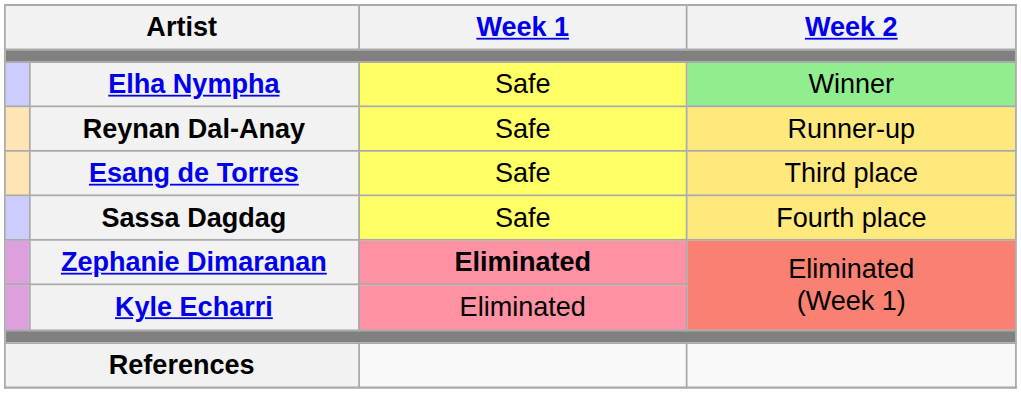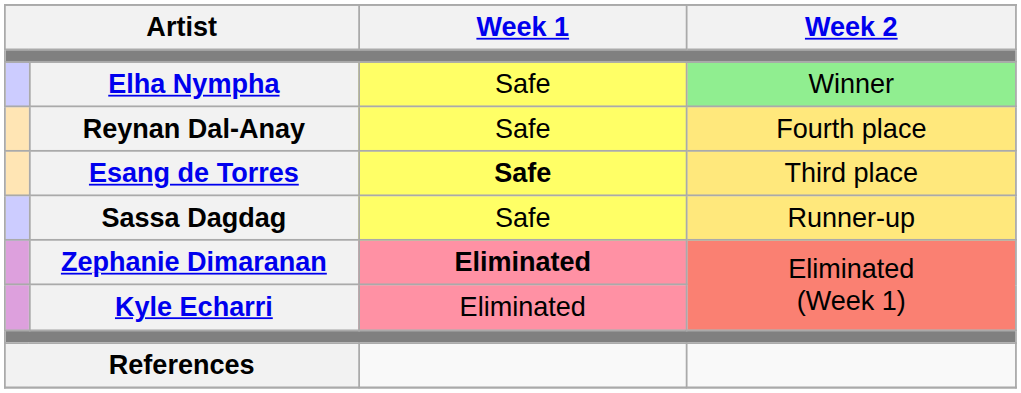(851, 128) Runner-up -> (851, 128) Fourth place
(523, 173) normal -> (523, 173) bold
(851, 218) Fourth place -> (851, 218) Runner-up
